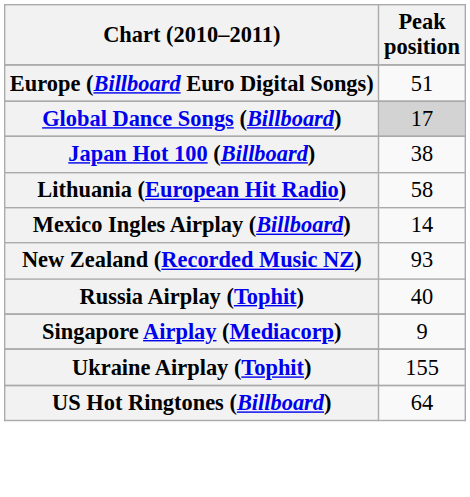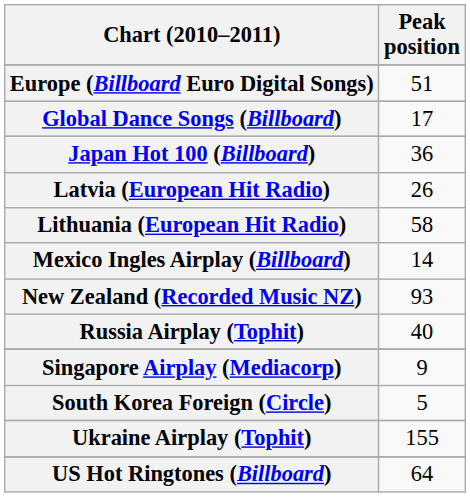(422, 118) lightgrey background -> (422, 118) no background
(422, 154) 38 -> (422, 154) 36
+ row: (192, 189)
+ row: (192, 402)
